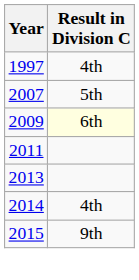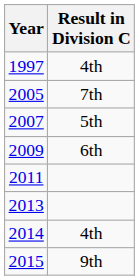+ row: (26, 94)
(91, 121) lightyellow background -> (91, 149) no background
